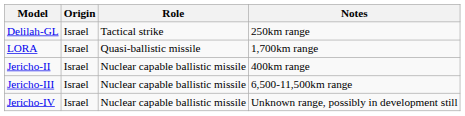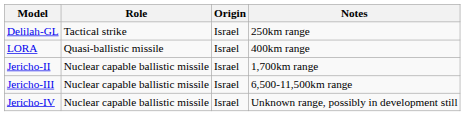columns swapped: (80, 13) <-> (173, 13)
(285, 48) 1,700km range -> (280, 48) 400km range
(280, 66) 400km range -> (285, 66) 1,700km range
